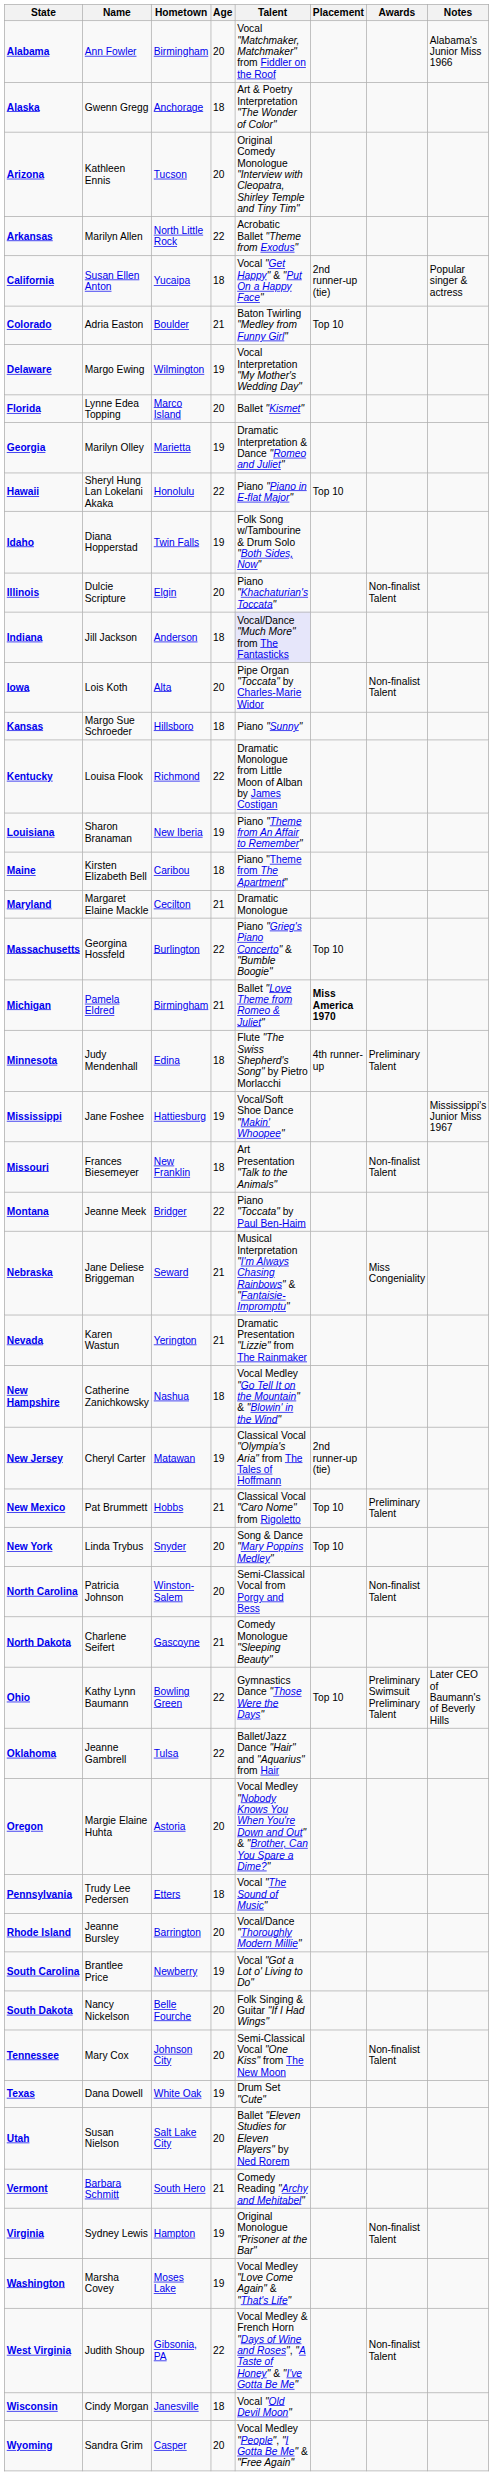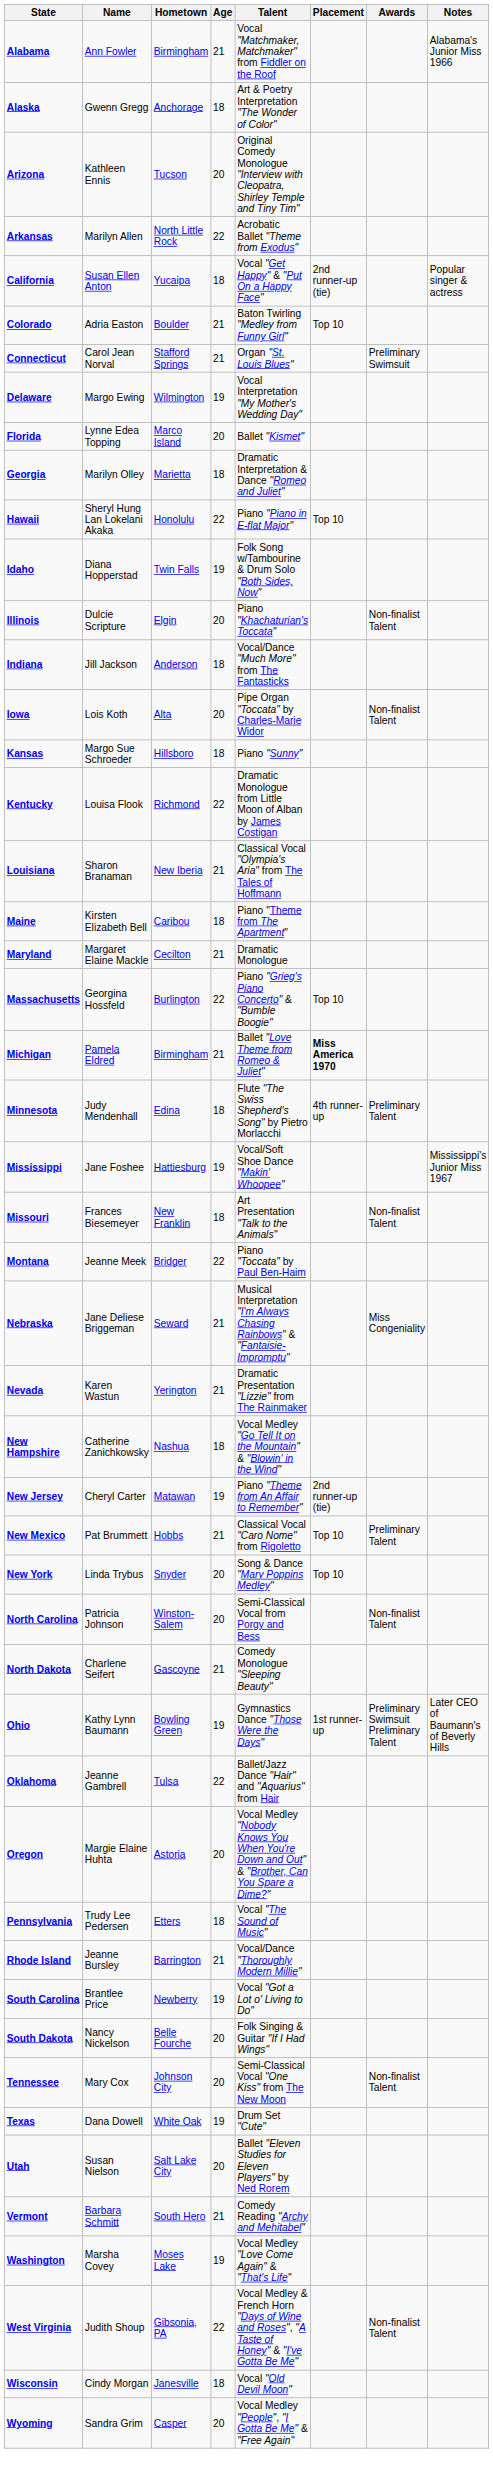(219, 52) 20 -> (219, 52) 21
+ row: (36, 359)
(219, 448) 19 -> (219, 475) 18
(266, 637) lavender background -> (266, 665) no background
(219, 833) 19 -> (219, 872) 21
(270, 833) Piano "Theme from An Affair to Remember" -> (272, 872) Classical Vocal "Olympia's Aria" from The Tales of Hoffmann
(272, 1458) Classical Vocal "Olympia's Aria" from The Tales of Hoffmann -> (270, 1497) Piano "Theme from An Affair to Remember"
(219, 1698) 22 -> (219, 1726) 19
(328, 1698) Top 10 -> (338, 1726) 1st runner-up
(219, 1933) 20 -> (219, 1961) 21
- row: (25, 2234)
